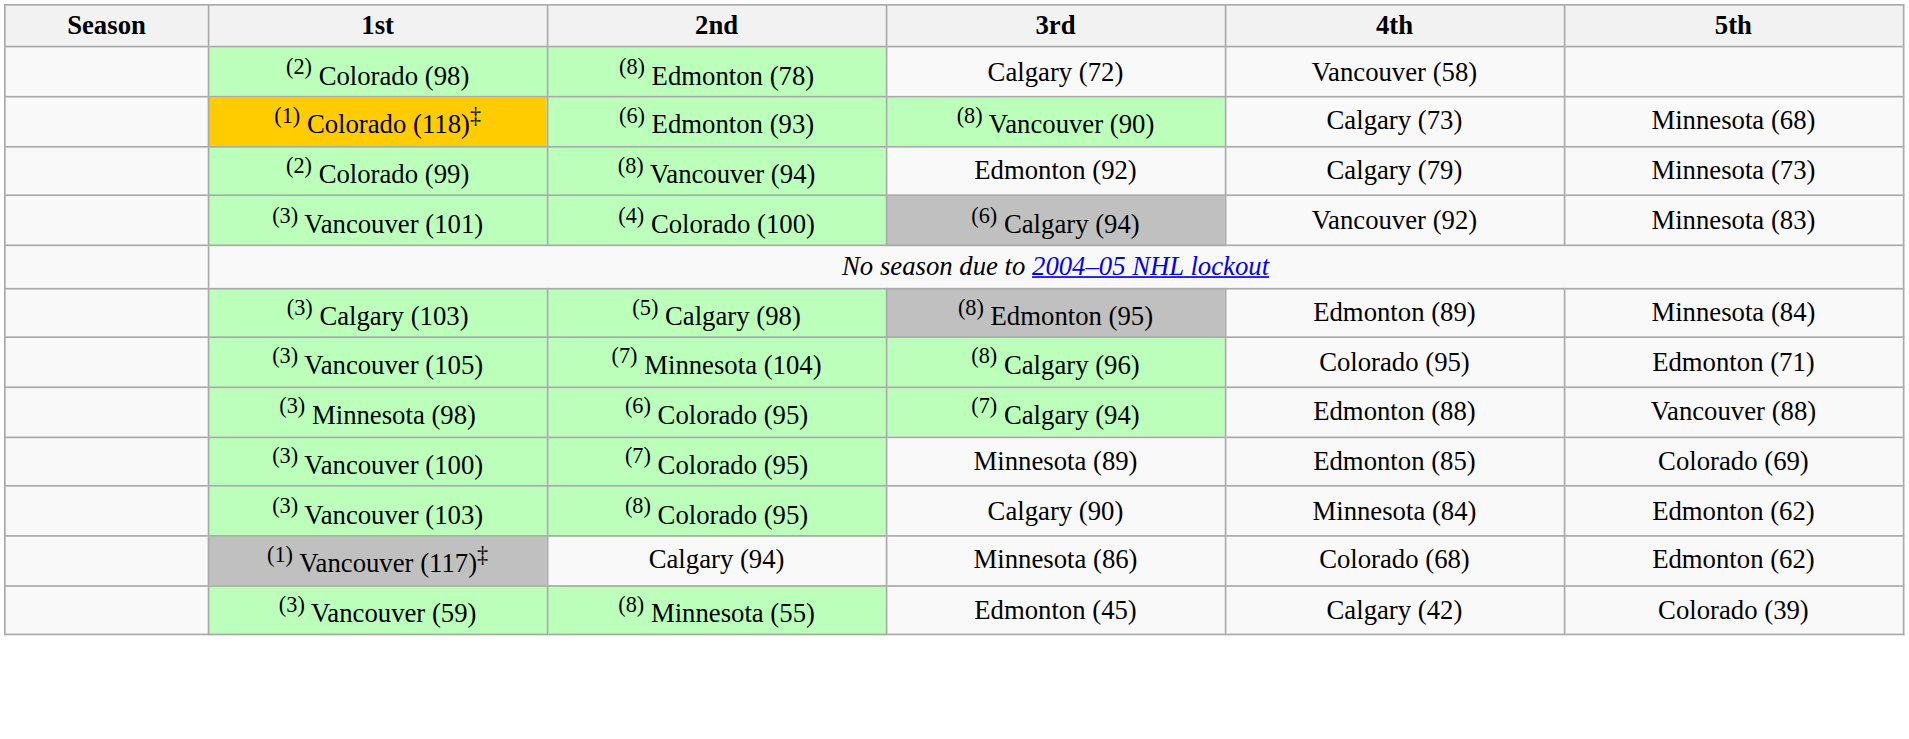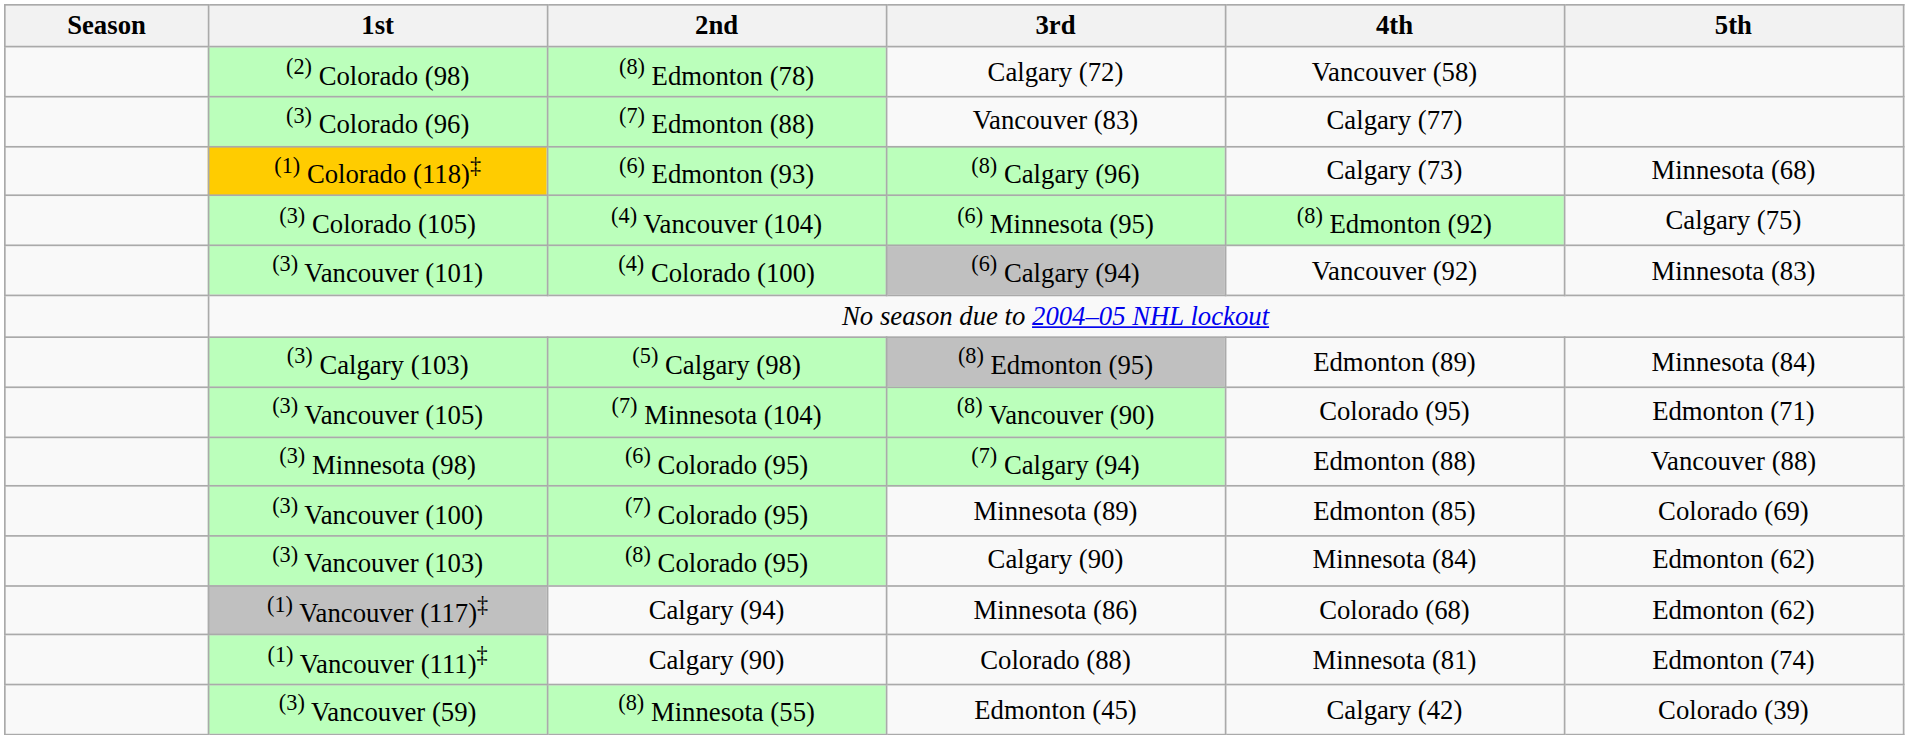+ row: (378, 121)
(1056, 121) (8) Vancouver (90) -> (1056, 170) (8) Calgary (96)
- row: (378, 170)
+ row: (378, 220)
(1056, 362) (8) Calgary (96) -> (1056, 411) (8) Vancouver (90)
+ row: (378, 659)
